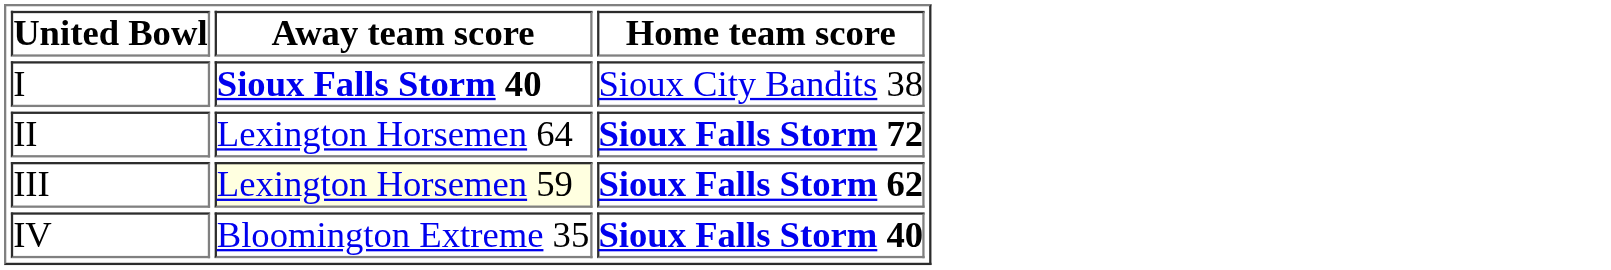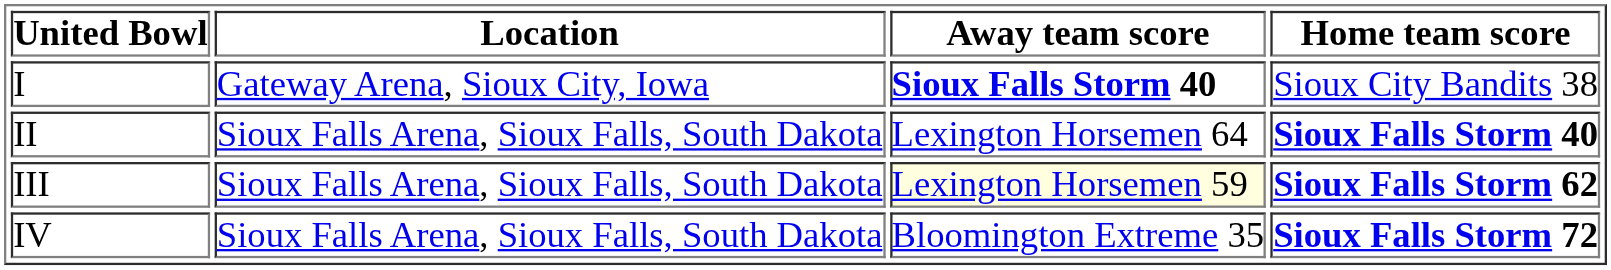+ column: (550, 33)
(761, 133) Sioux Falls Storm 72 -> (1436, 133) Sioux Falls Storm 40
(761, 234) Sioux Falls Storm 40 -> (1436, 234) Sioux Falls Storm 72
